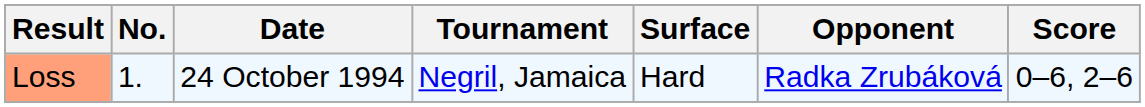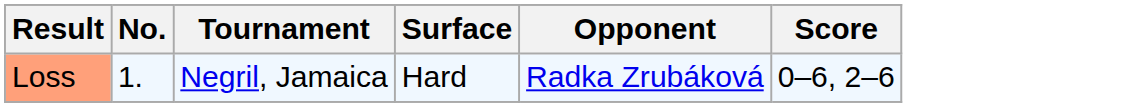- column: (292, 28)
